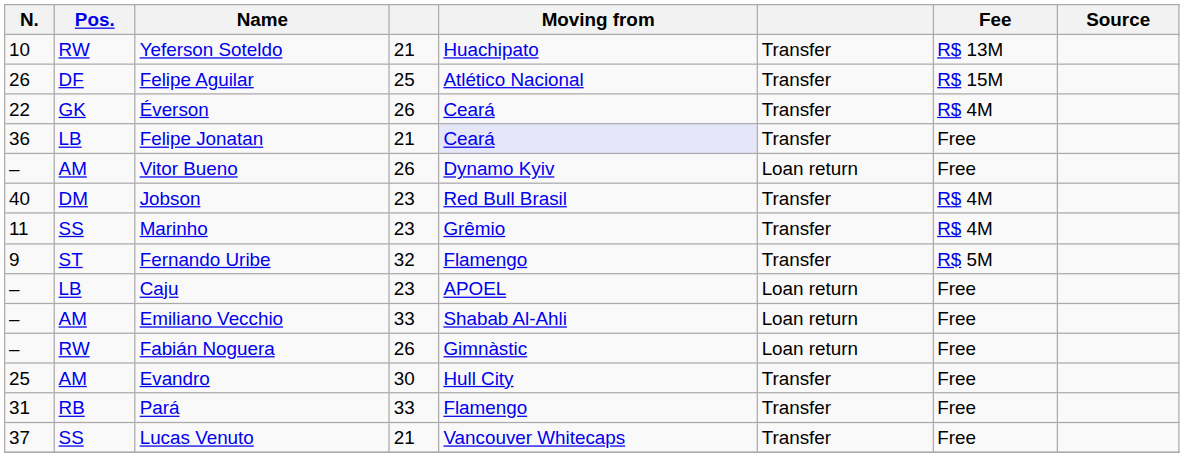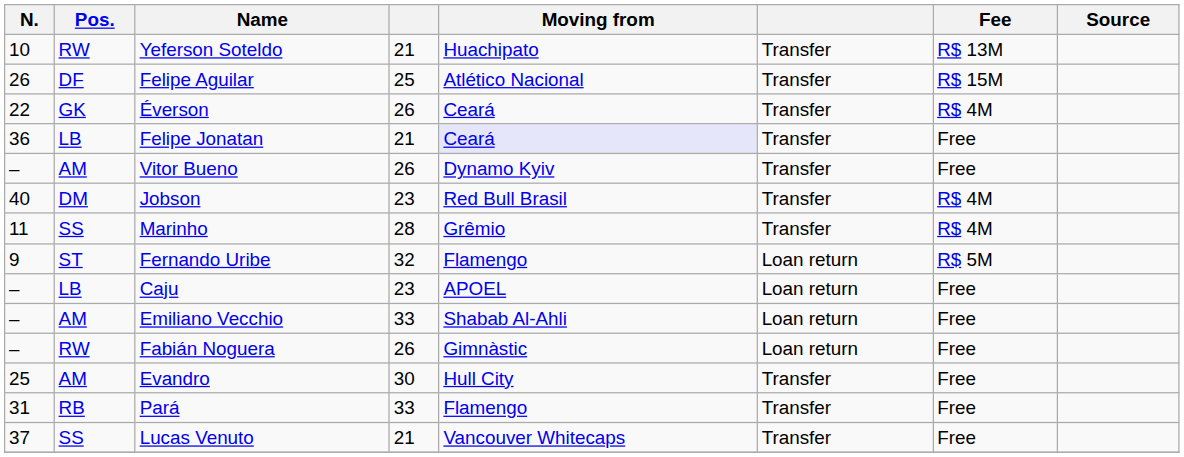(810, 169) Loan return -> (796, 169) Transfer
(404, 229) 23 -> (404, 229) 28
(796, 258) Transfer -> (810, 258) Loan return
